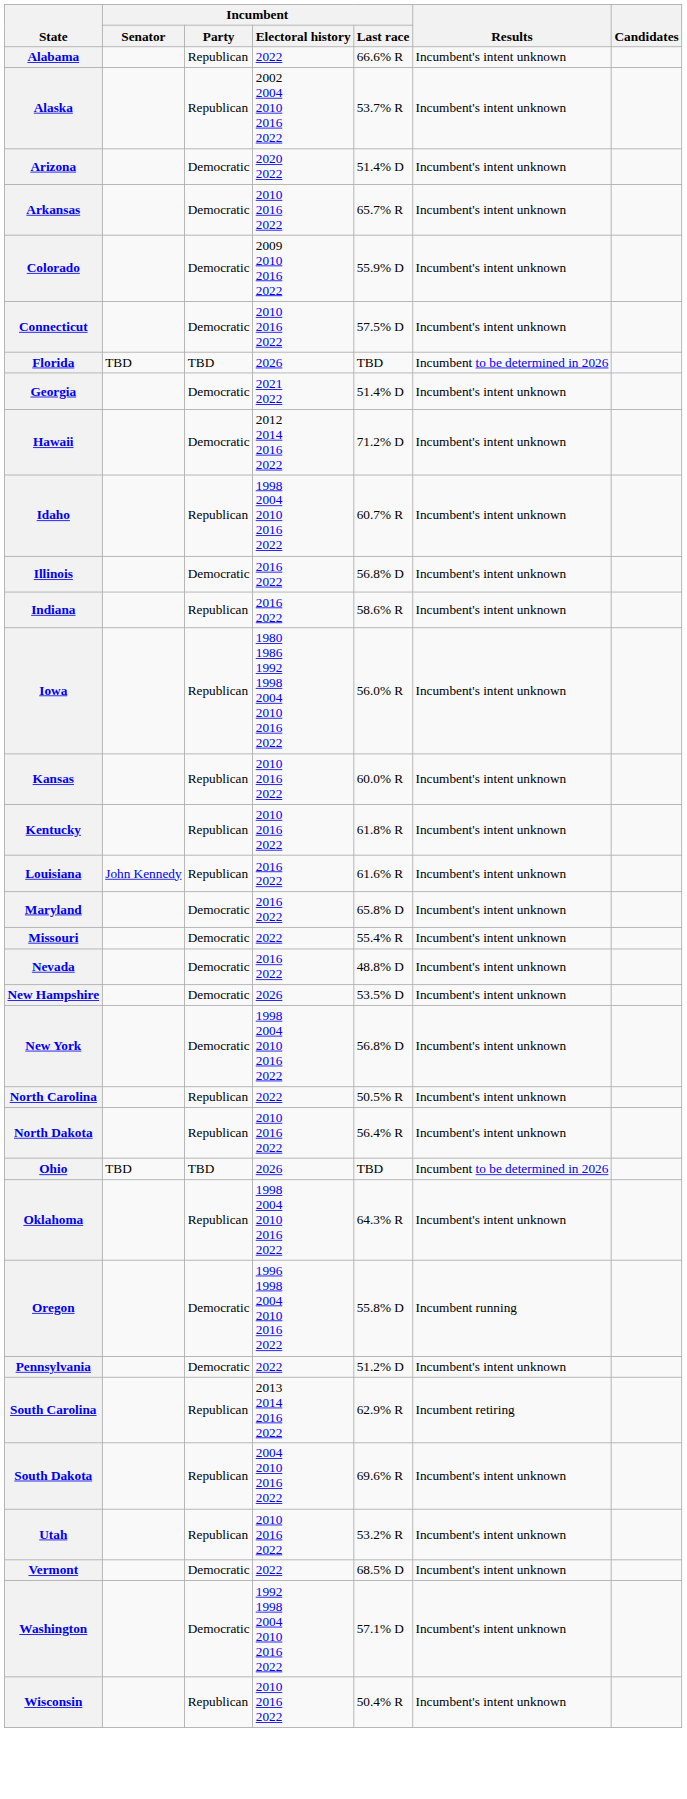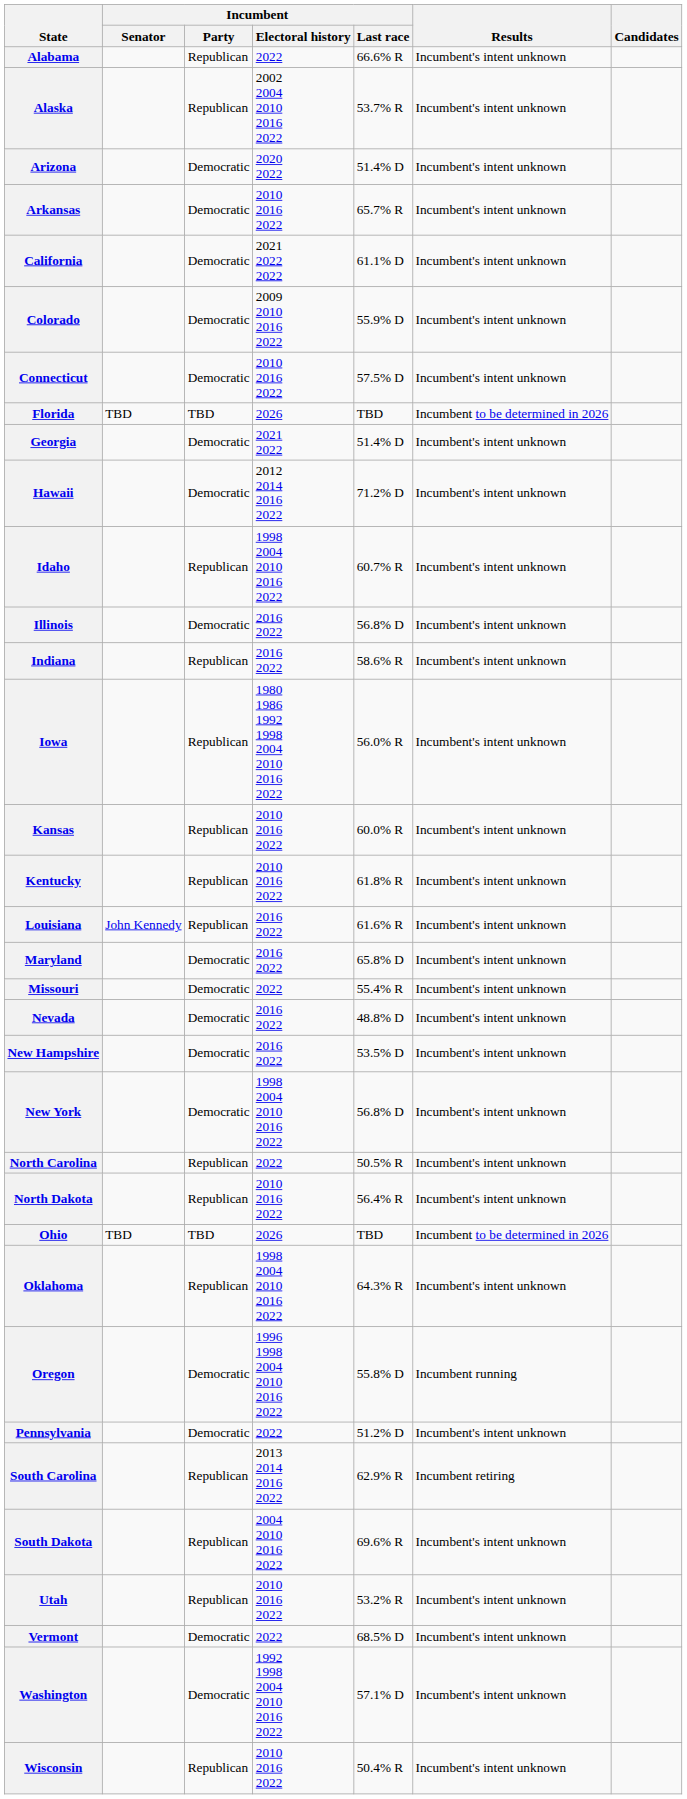+ row: (53, 260)
(269, 995) 2026 -> (269, 1053) 2016 2022
